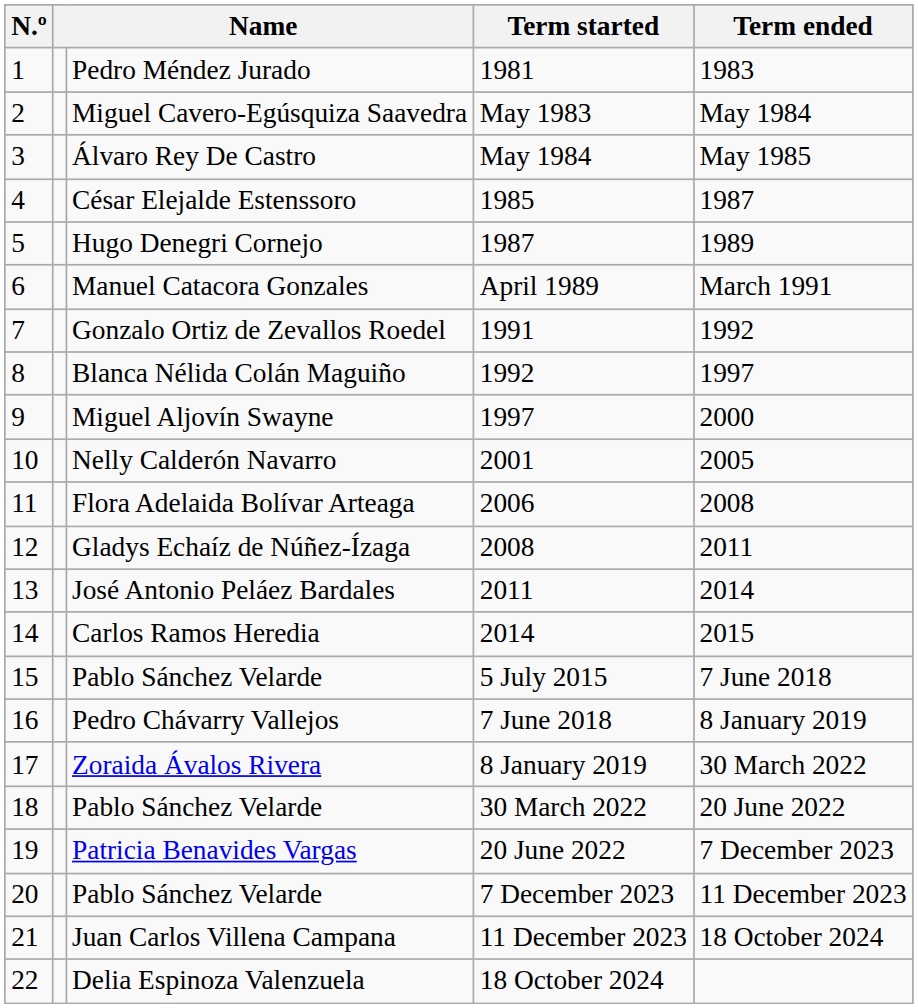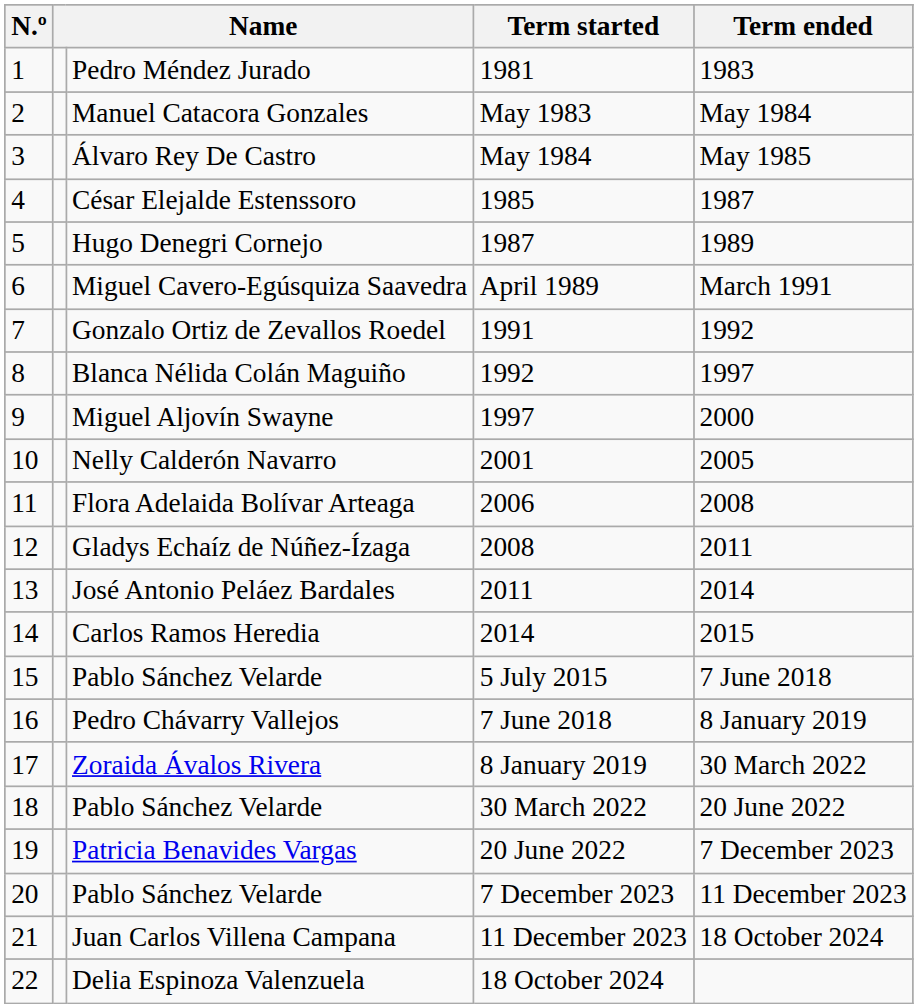(270, 112) Miguel Cavero-Egúsquiza Saavedra -> (220, 112) Manuel Catacora Gonzales
(220, 286) Manuel Catacora Gonzales -> (270, 286) Miguel Cavero-Egúsquiza Saavedra
